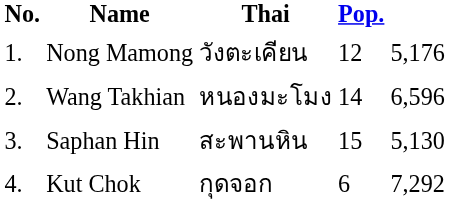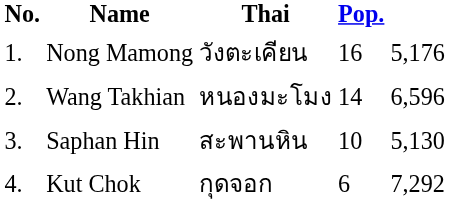(350, 52) 12 -> (350, 52) 16
(350, 139) 15 -> (350, 139) 10
